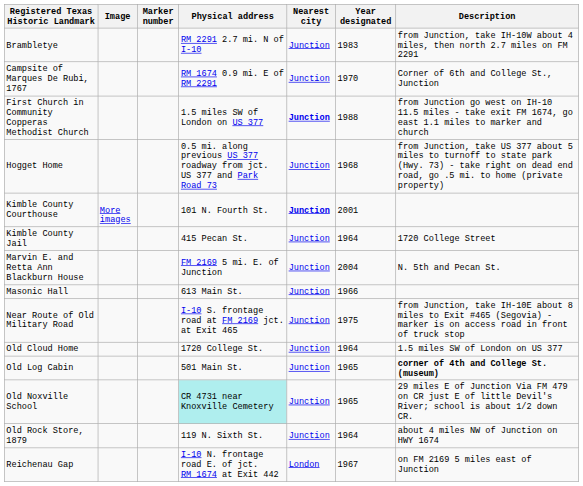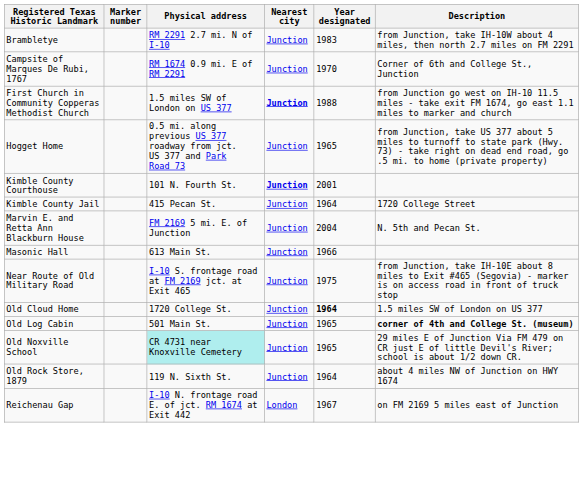- column: (118, 16)
(348, 166) 1968 -> (326, 146) 1965
(348, 349) normal -> (326, 310) bold
